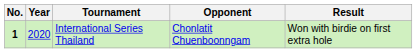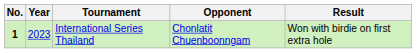(39, 34) 2020 -> (39, 34) 2023
